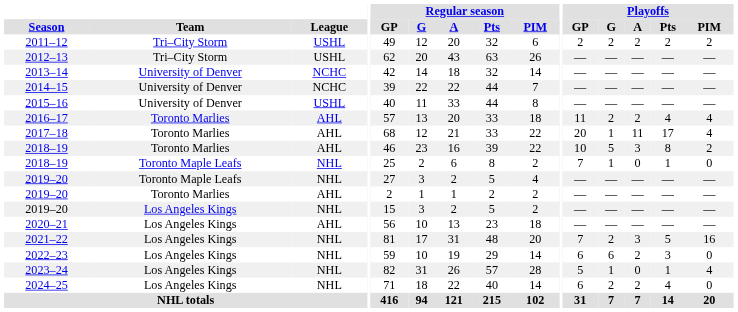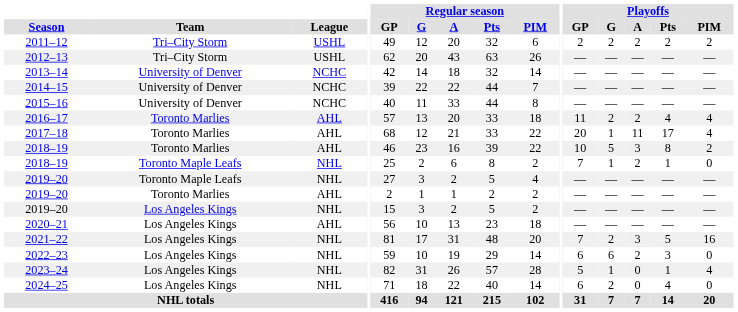(329, 102) USHL -> (329, 102) NCHC
(638, 163) 0 -> (638, 163) 2
(638, 285) 2 -> (638, 285) 0
